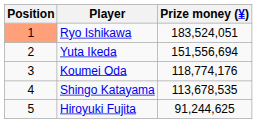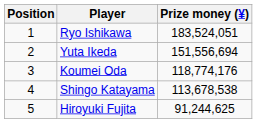(31, 33) lightsalmon background -> (31, 33) no background
(205, 90) 113,678,535 -> (205, 90) 113,678,538
